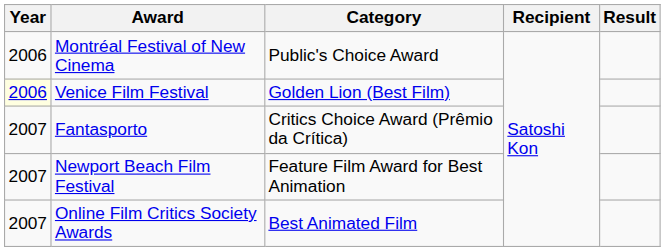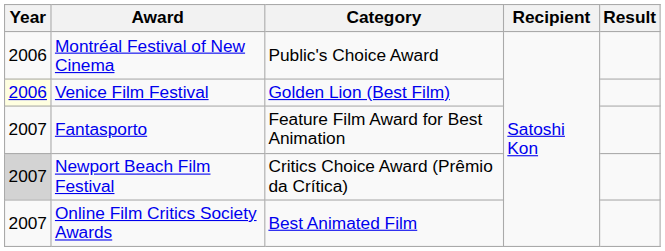(381, 129) Critics Choice Award (Prêmio da Crítica) -> (375, 129) Feature Film Award for Best Animation
(28, 176) no background -> (28, 176) lightgrey background
(375, 176) Feature Film Award for Best Animation -> (381, 176) Critics Choice Award (Prêmio da Crítica)
